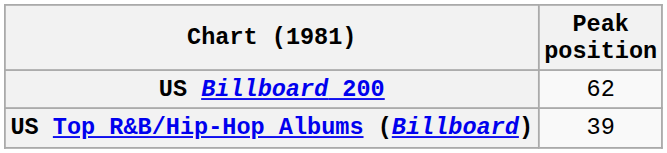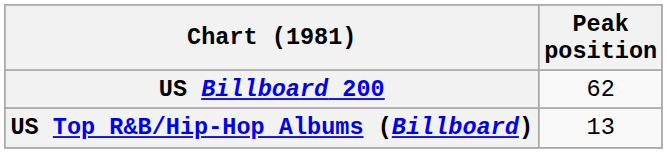(601, 128) 39 -> (601, 128) 13
